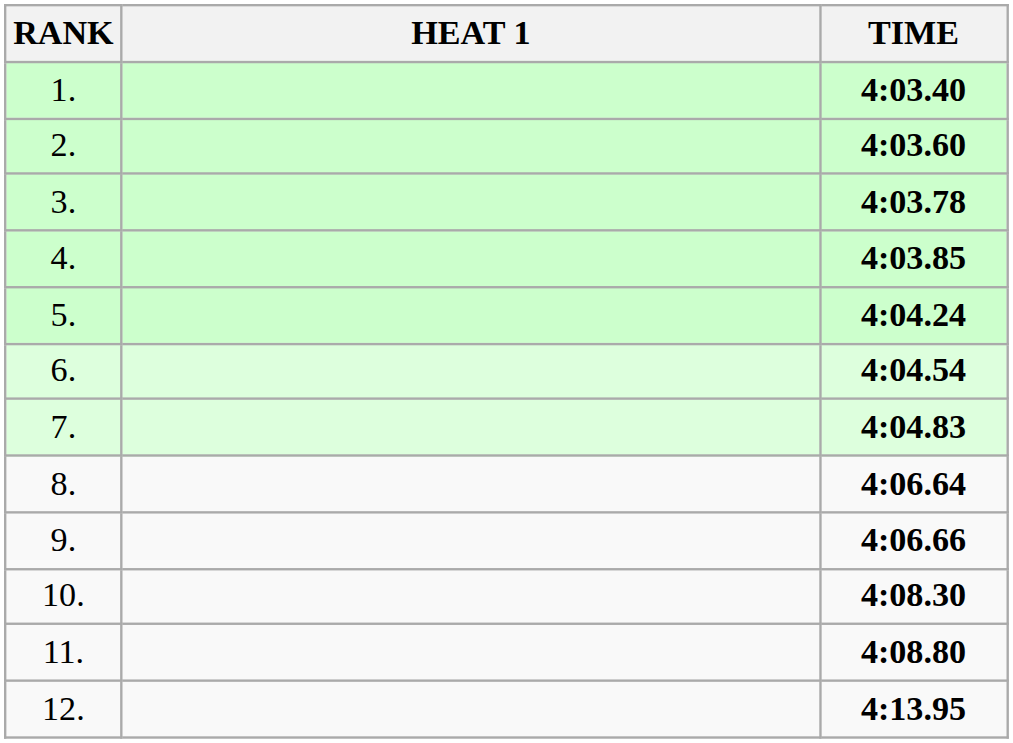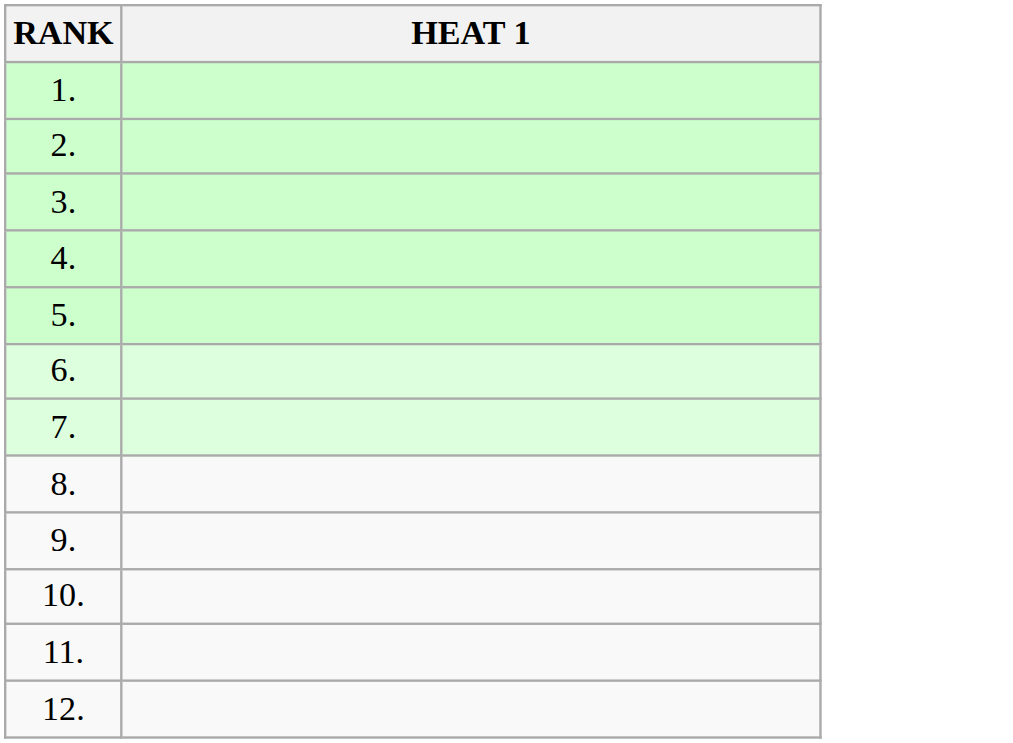- column: (913, 33)
